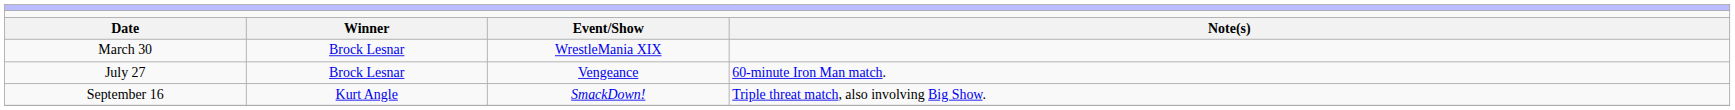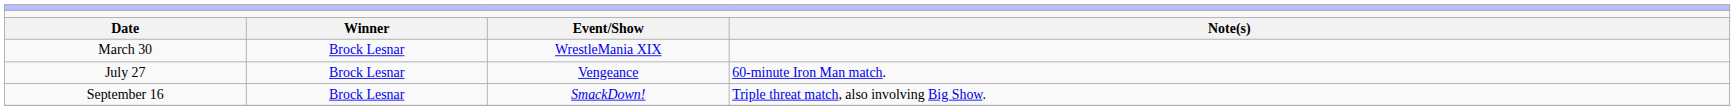(367, 94) Kurt Angle -> (367, 94) Brock Lesnar
